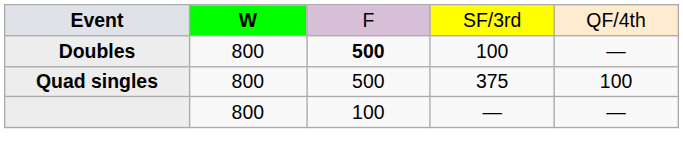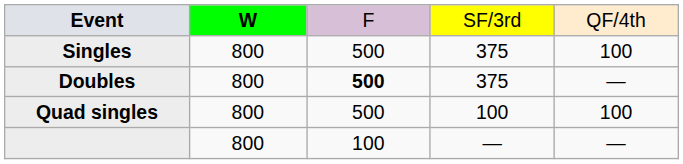+ row: (97, 51)
(492, 51) 100 -> (492, 82) 375
(492, 82) 375 -> (492, 113) 100
